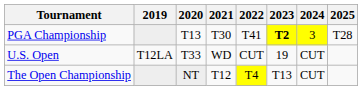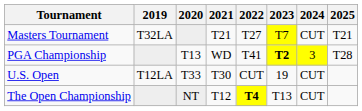+ row: (58, 35)
(221, 35) T30 -> (221, 55) WD
(221, 55) WD -> (221, 75) T30
(252, 75) normal -> (252, 96) bold
